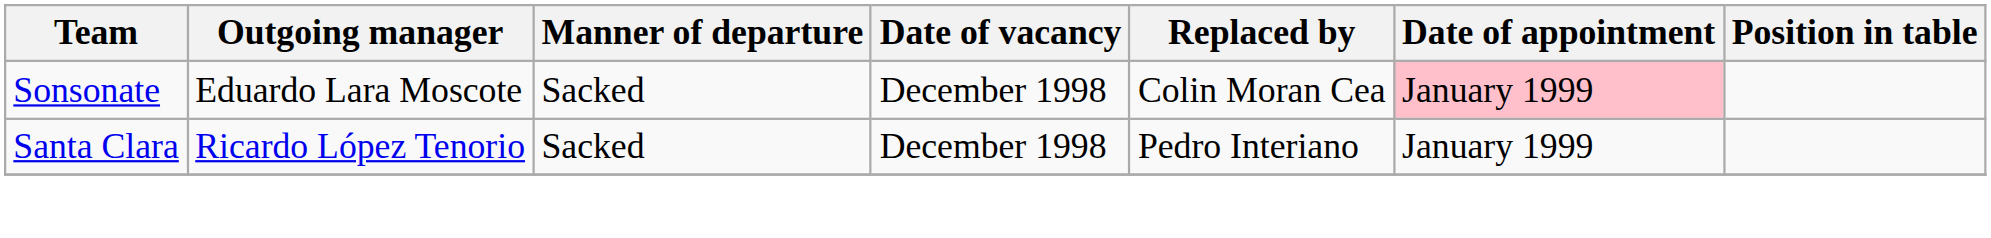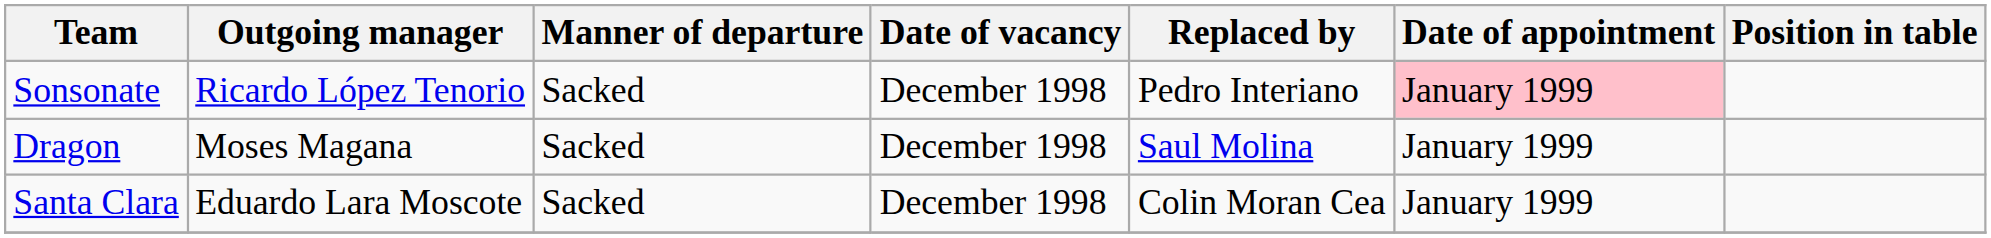(359, 89) Eduardo Lara Moscote -> (360, 89) Ricardo López Tenorio
(1262, 89) Colin Moran Cea -> (1248, 89) Pedro Interiano
+ row: (67, 145)
(360, 145) Ricardo López Tenorio -> (359, 202) Eduardo Lara Moscote
(1248, 145) Pedro Interiano -> (1262, 202) Colin Moran Cea
